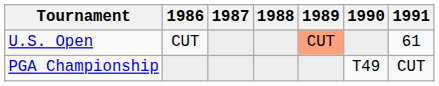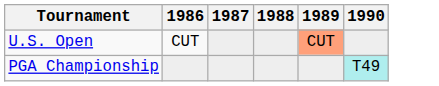- column: (411, 18)
(366, 68) no background -> (366, 68) paleturquoise background
